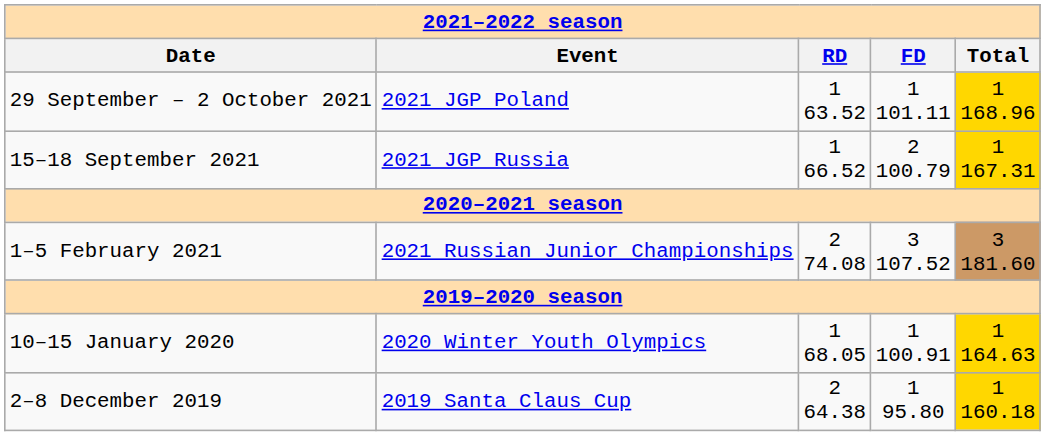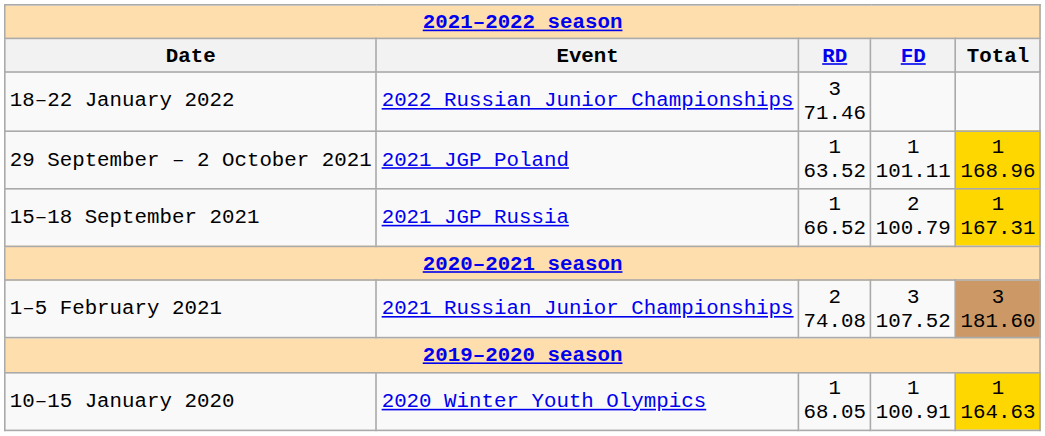+ row: (122, 102)
- row: (116, 401)
